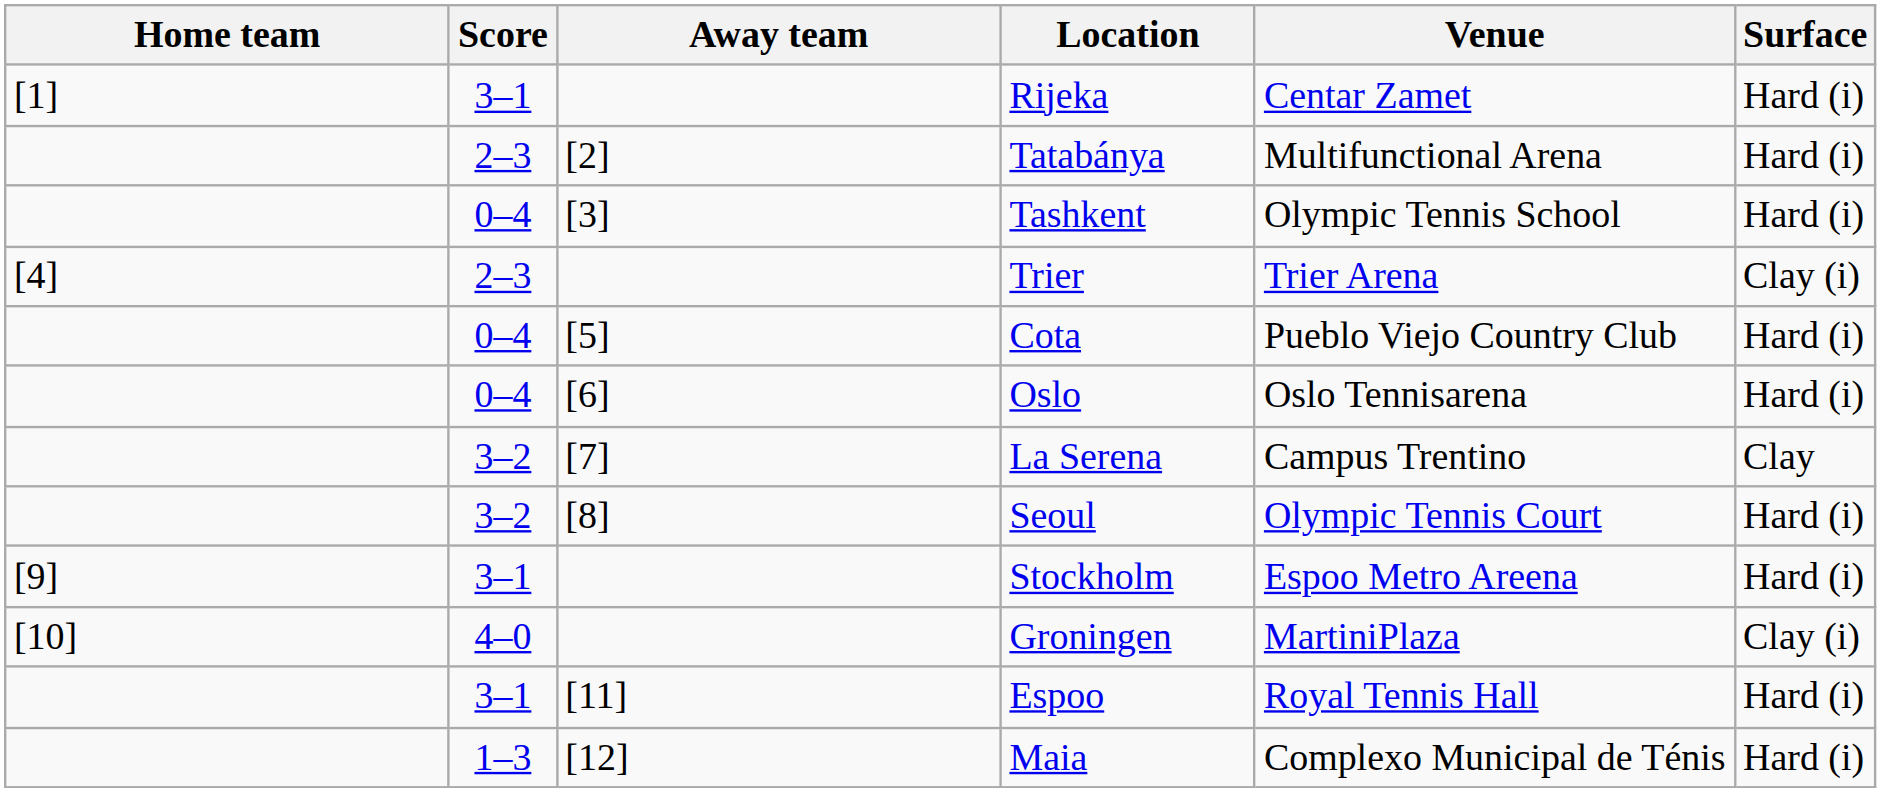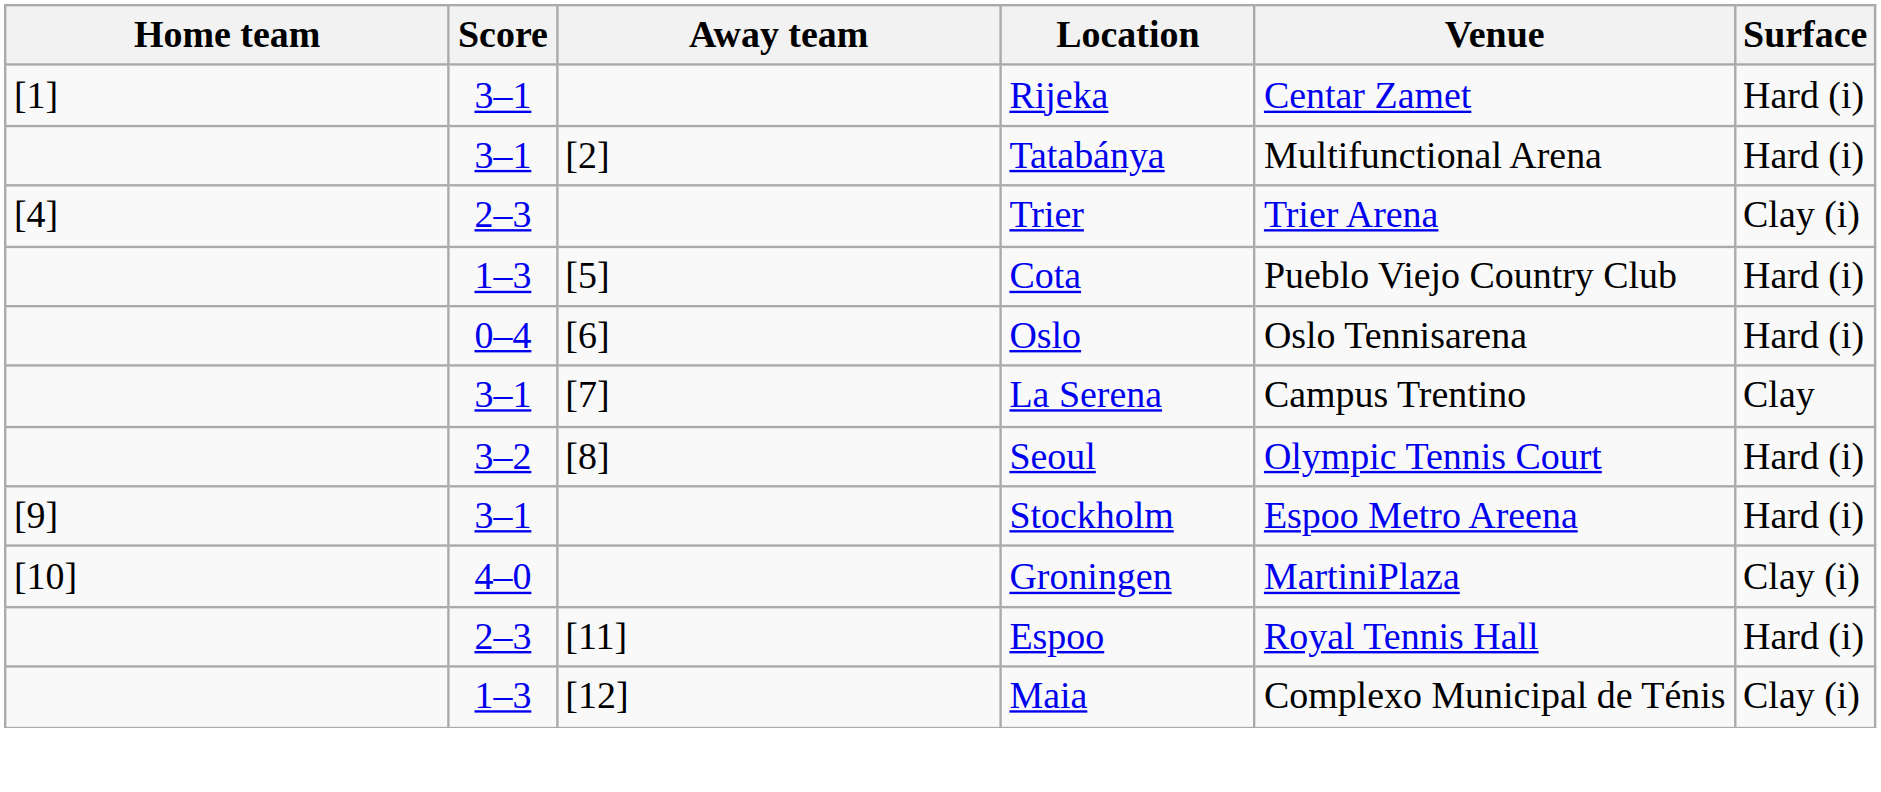(503, 154) 2–3 -> (503, 154) 3–1
- row: (1078, 214)
(503, 335) 0–4 -> (503, 275) 1–3
(503, 455) 3–2 -> (503, 395) 3–1
(503, 696) 3–1 -> (503, 635) 2–3
(1804, 756) Hard (i) -> (1802, 696) Clay (i)
